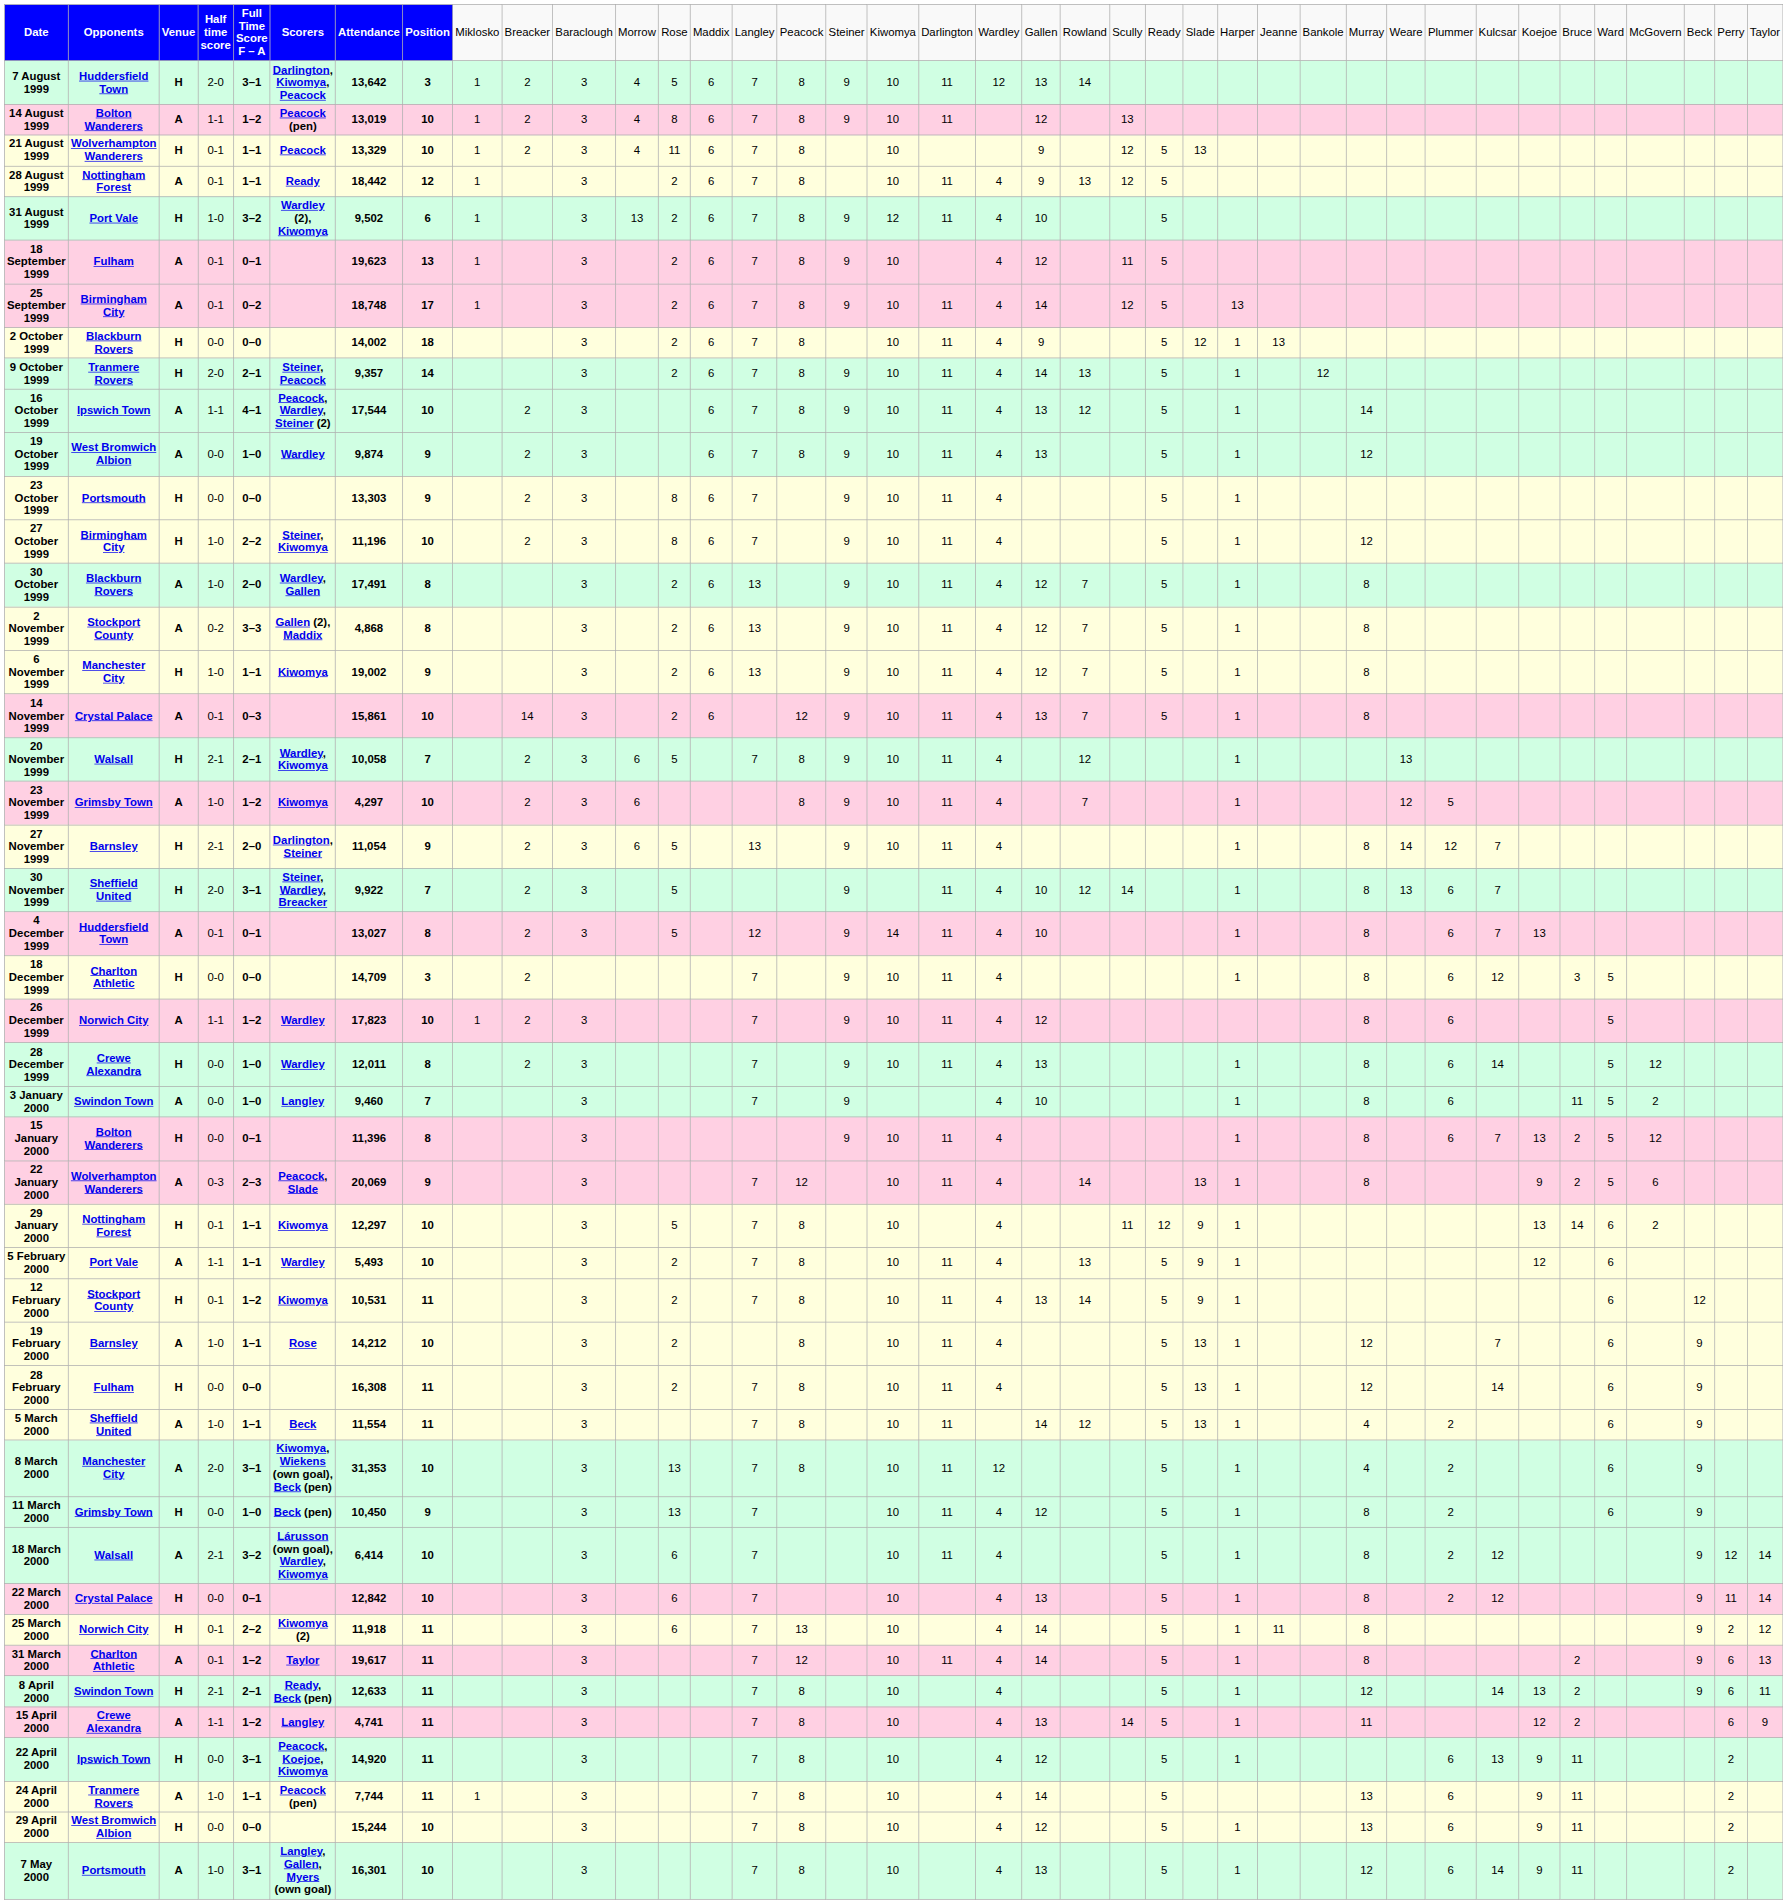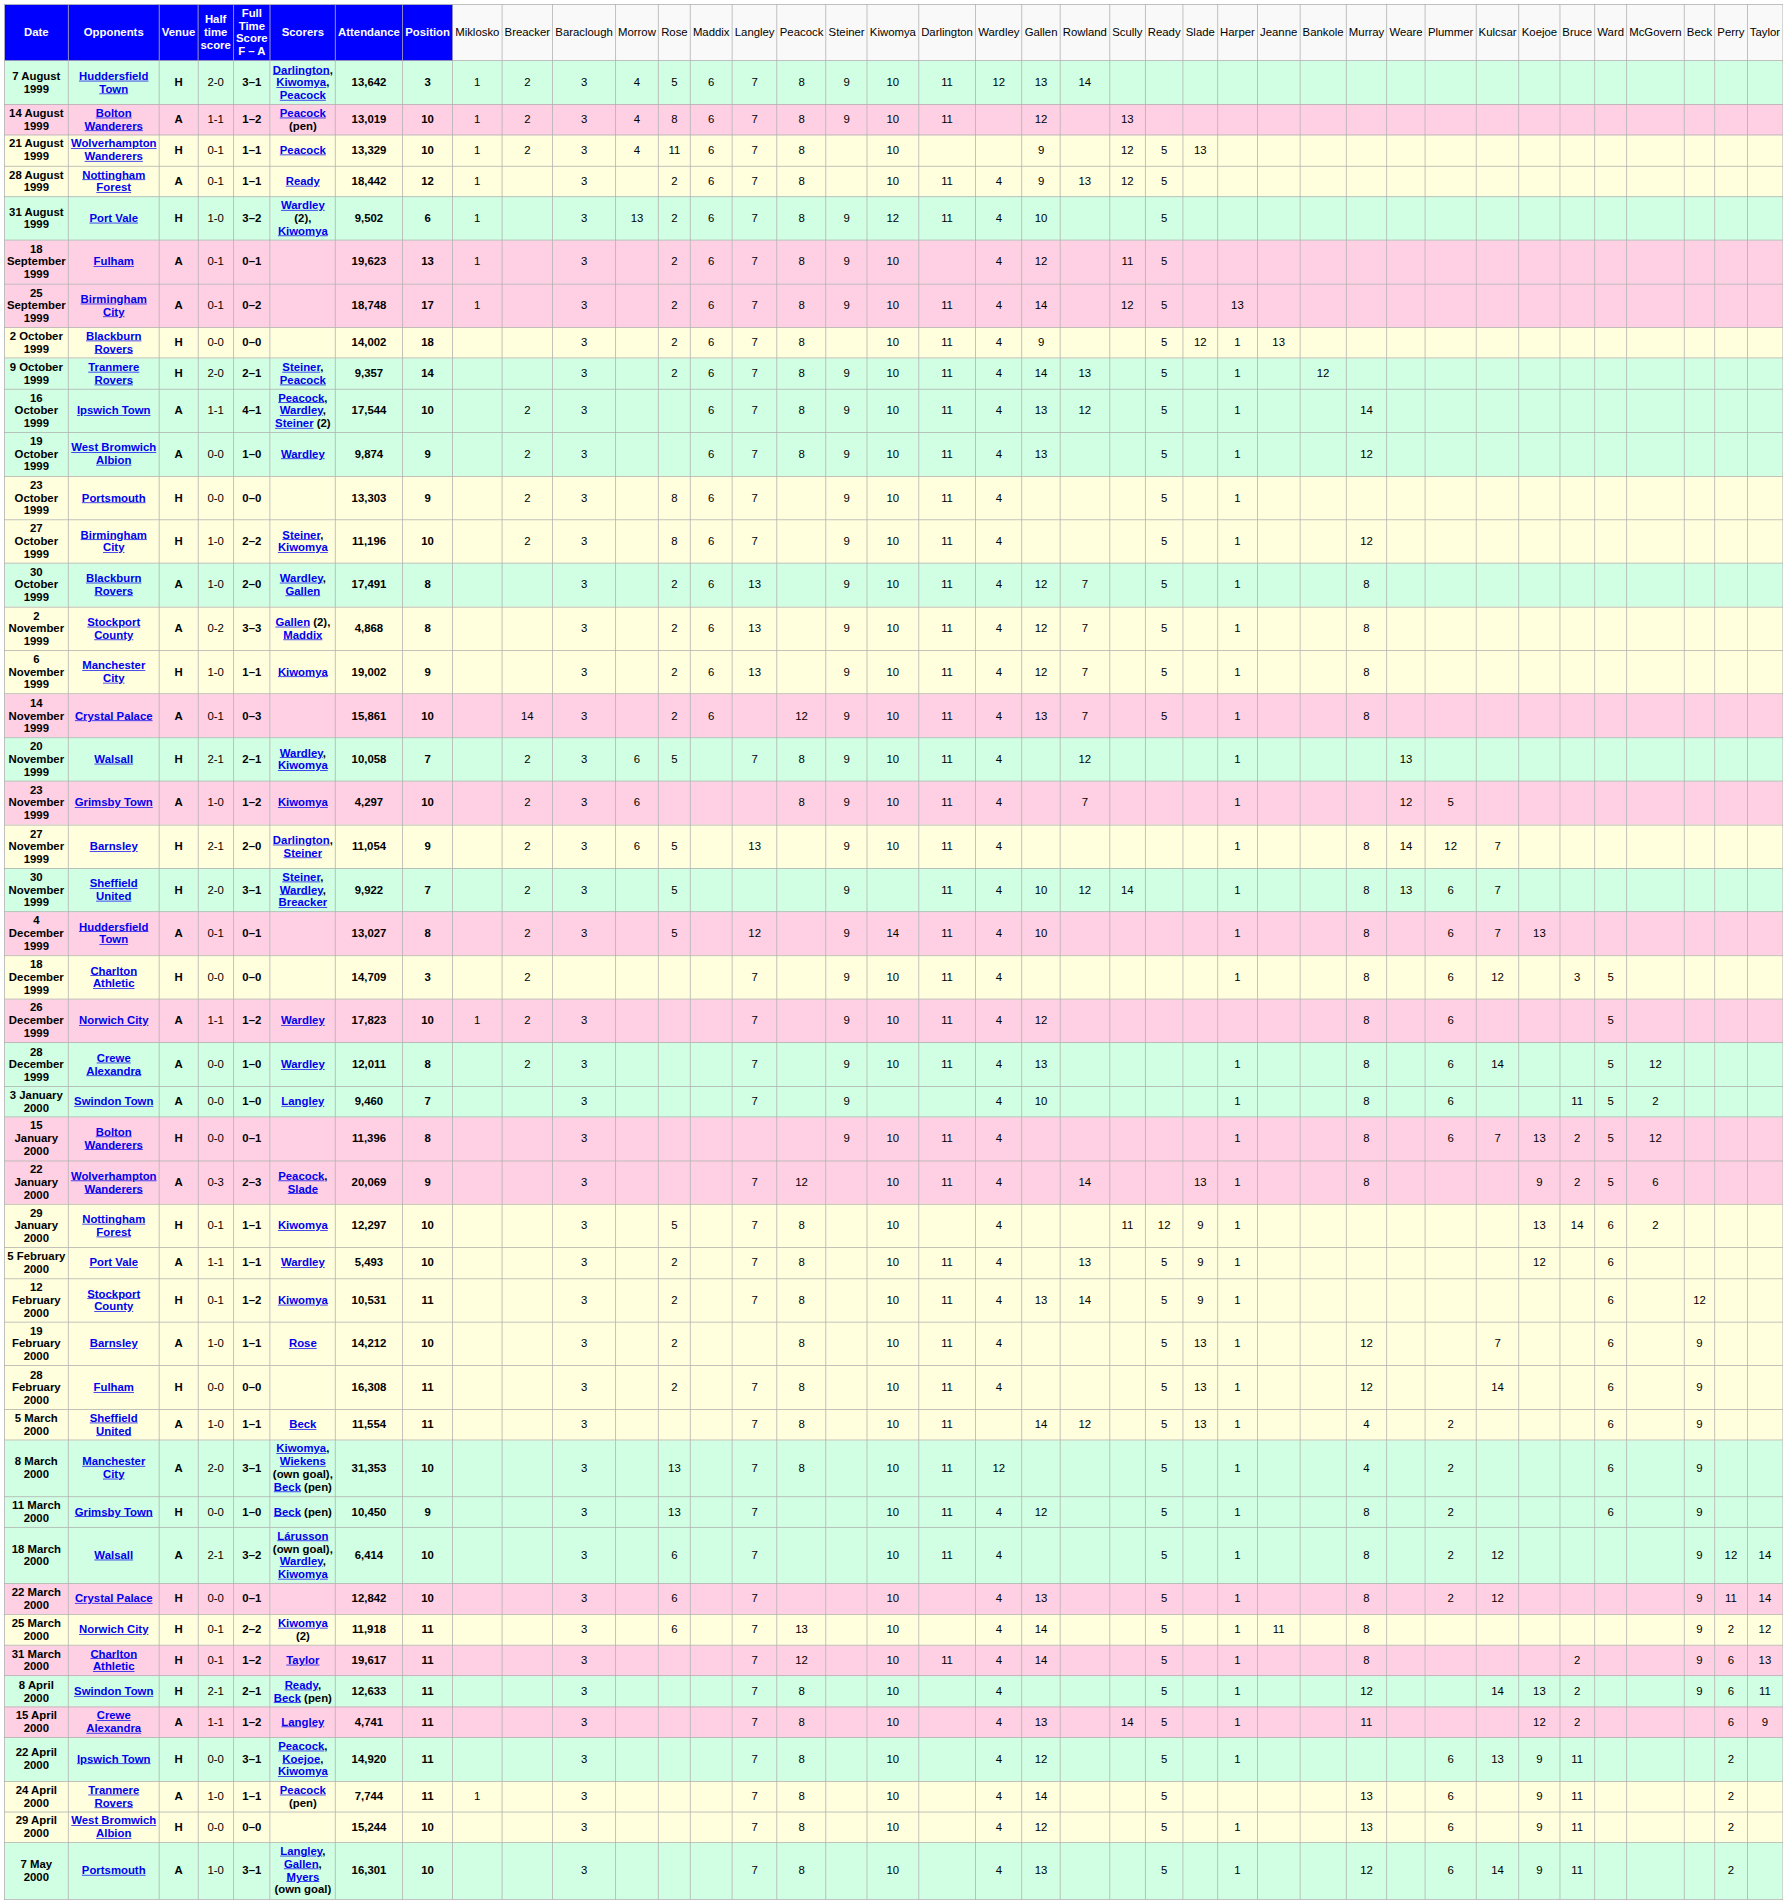(179, 1064) H -> (179, 1064) A
(179, 1660) A -> (179, 1660) H
